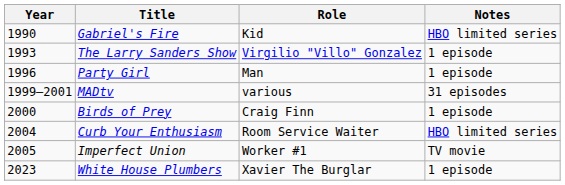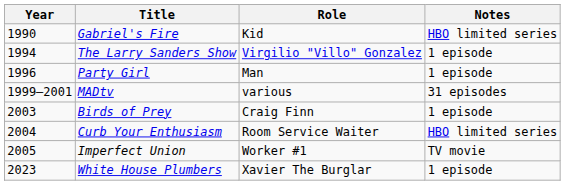(22, 53) 1993 -> (22, 53) 1994
(22, 112) 2000 -> (22, 112) 2003
